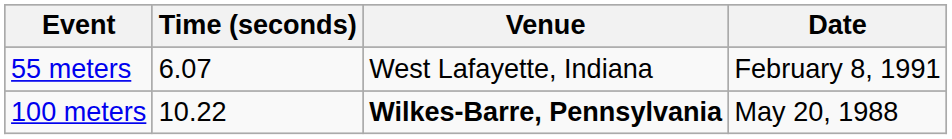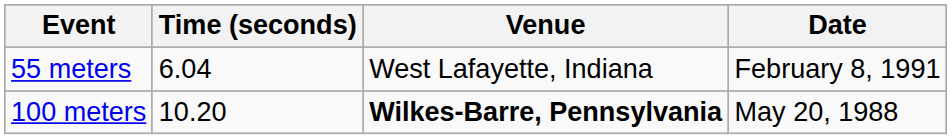(185, 68) 6.07 -> (185, 68) 6.04
(193, 111) 10.22 -> (193, 111) 10.20
